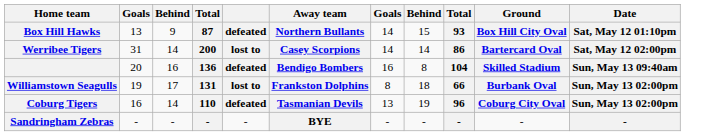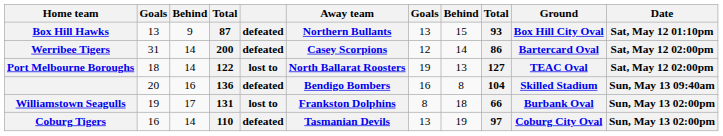(387, 31) 14 -> (425, 31) 13
(246, 49) lost to -> (263, 49) defeated
(387, 49) 14 -> (425, 49) 12
+ row: (71, 67)
(459, 103) 96 -> (496, 121) 97
- row: (62, 121)
